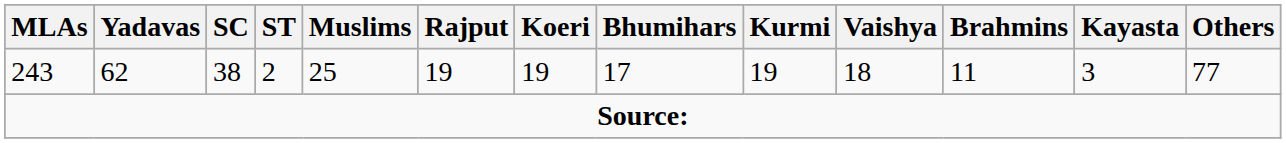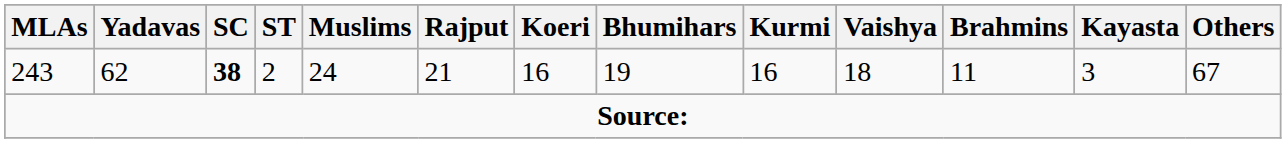(227, 71) normal -> (227, 71) bold
(323, 71) 25 -> (323, 71) 24
(438, 71) 19 -> (438, 71) 21
(535, 71) 19 -> (535, 71) 16
(617, 71) 17 -> (617, 71) 19
(763, 71) 19 -> (763, 71) 16
(1206, 71) 77 -> (1206, 71) 67
